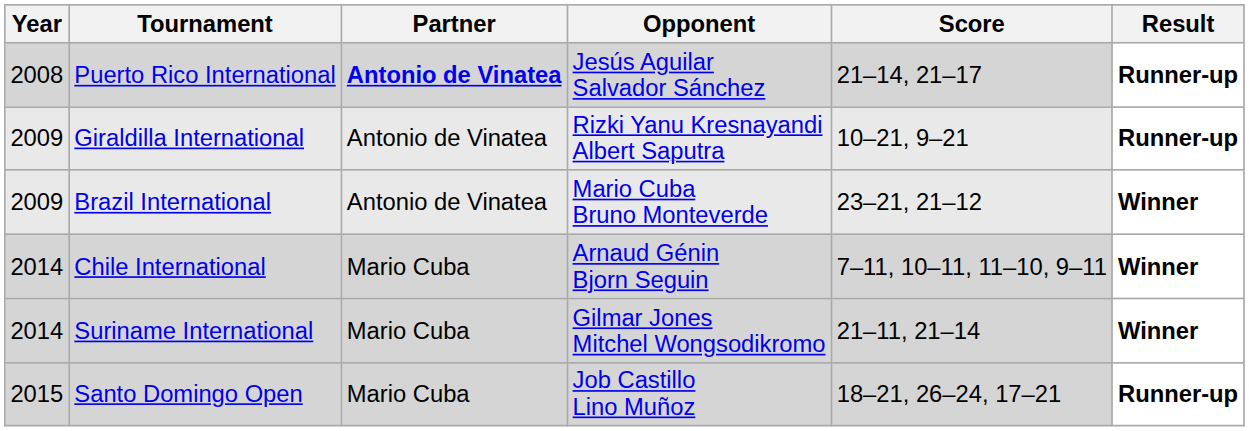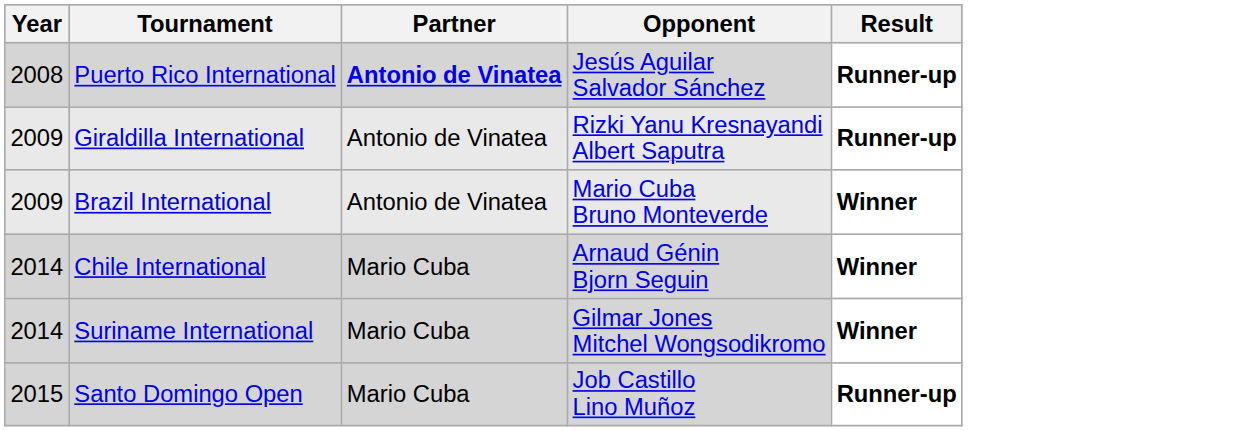- column: (972, 24)
